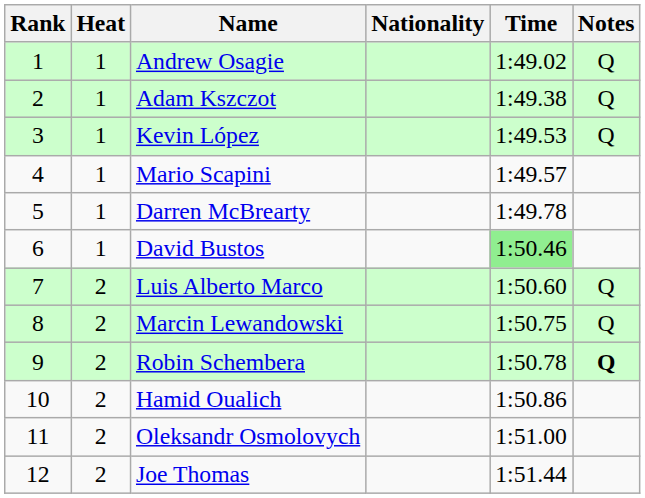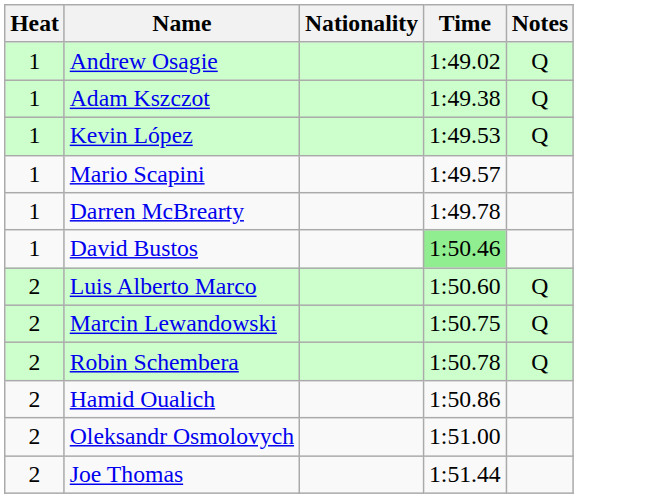- column: (38, 23)
(606, 361) bold -> (540, 361) normal
